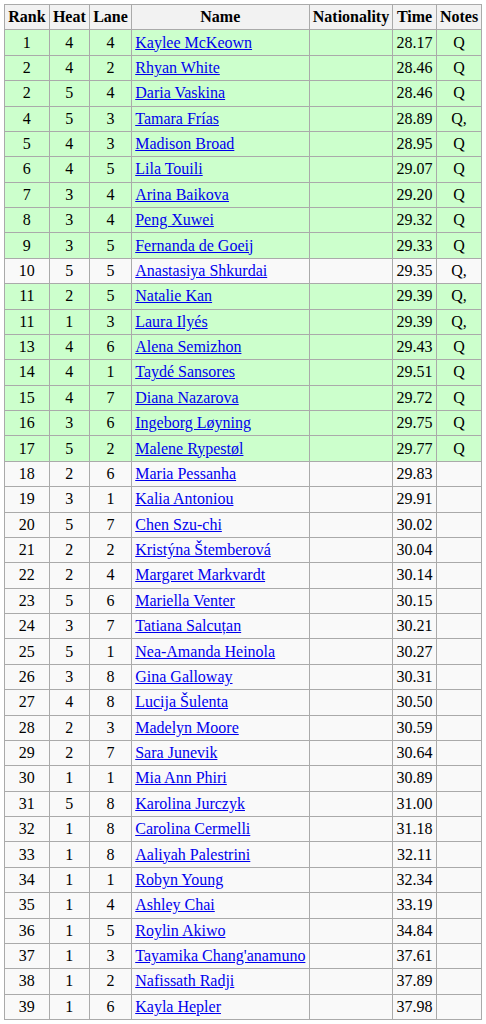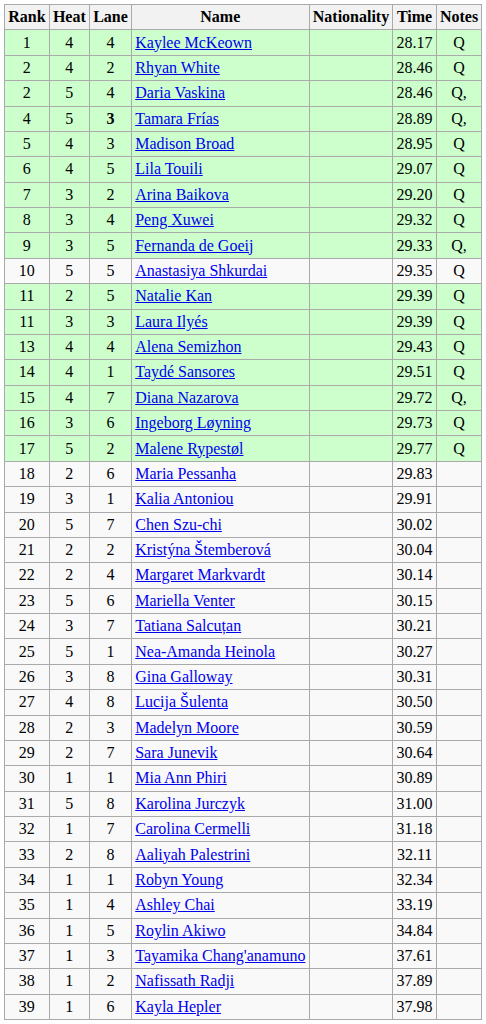(459, 93) Q -> (459, 93) Q,
(110, 118) normal -> (110, 118) bold
(110, 194) 4 -> (110, 194) 2
(459, 245) Q -> (459, 245) Q,
(459, 270) Q, -> (459, 270) Q
(459, 296) Q, -> (459, 296) Q
(69, 321) 1 -> (69, 321) 3
(459, 321) Q, -> (459, 321) Q
(110, 347) 6 -> (110, 347) 4
(459, 397) Q -> (459, 397) Q,
(415, 423) 29.75 -> (415, 423) 29.73
(110, 829) 8 -> (110, 829) 7
(69, 854) 1 -> (69, 854) 2
